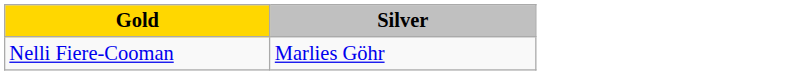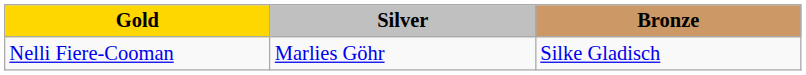+ column: (668, 20)
